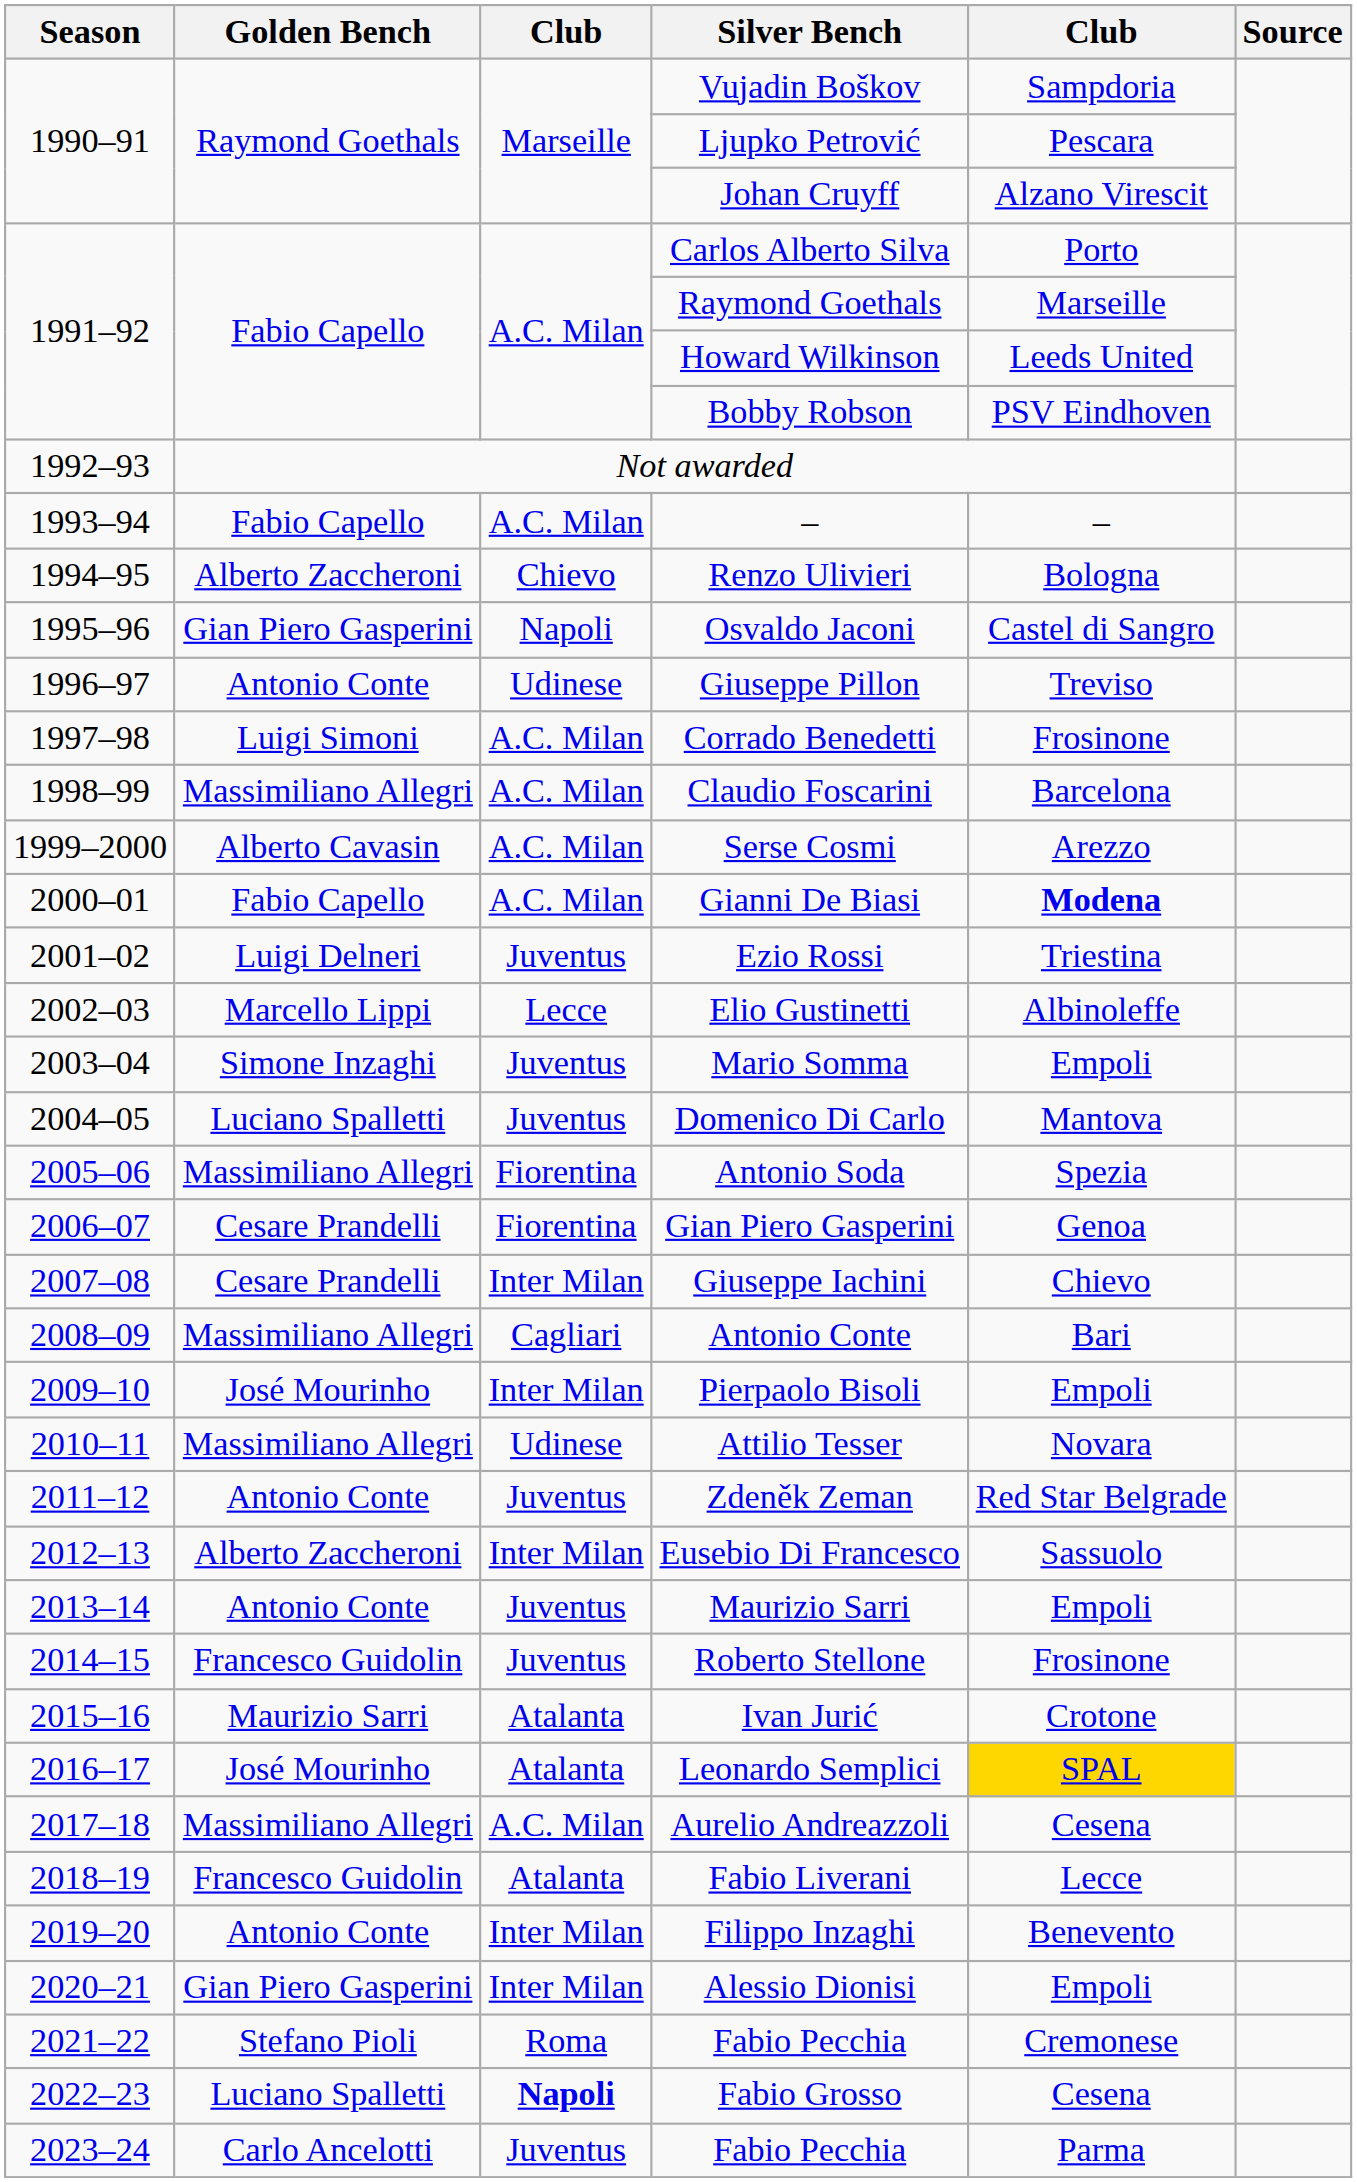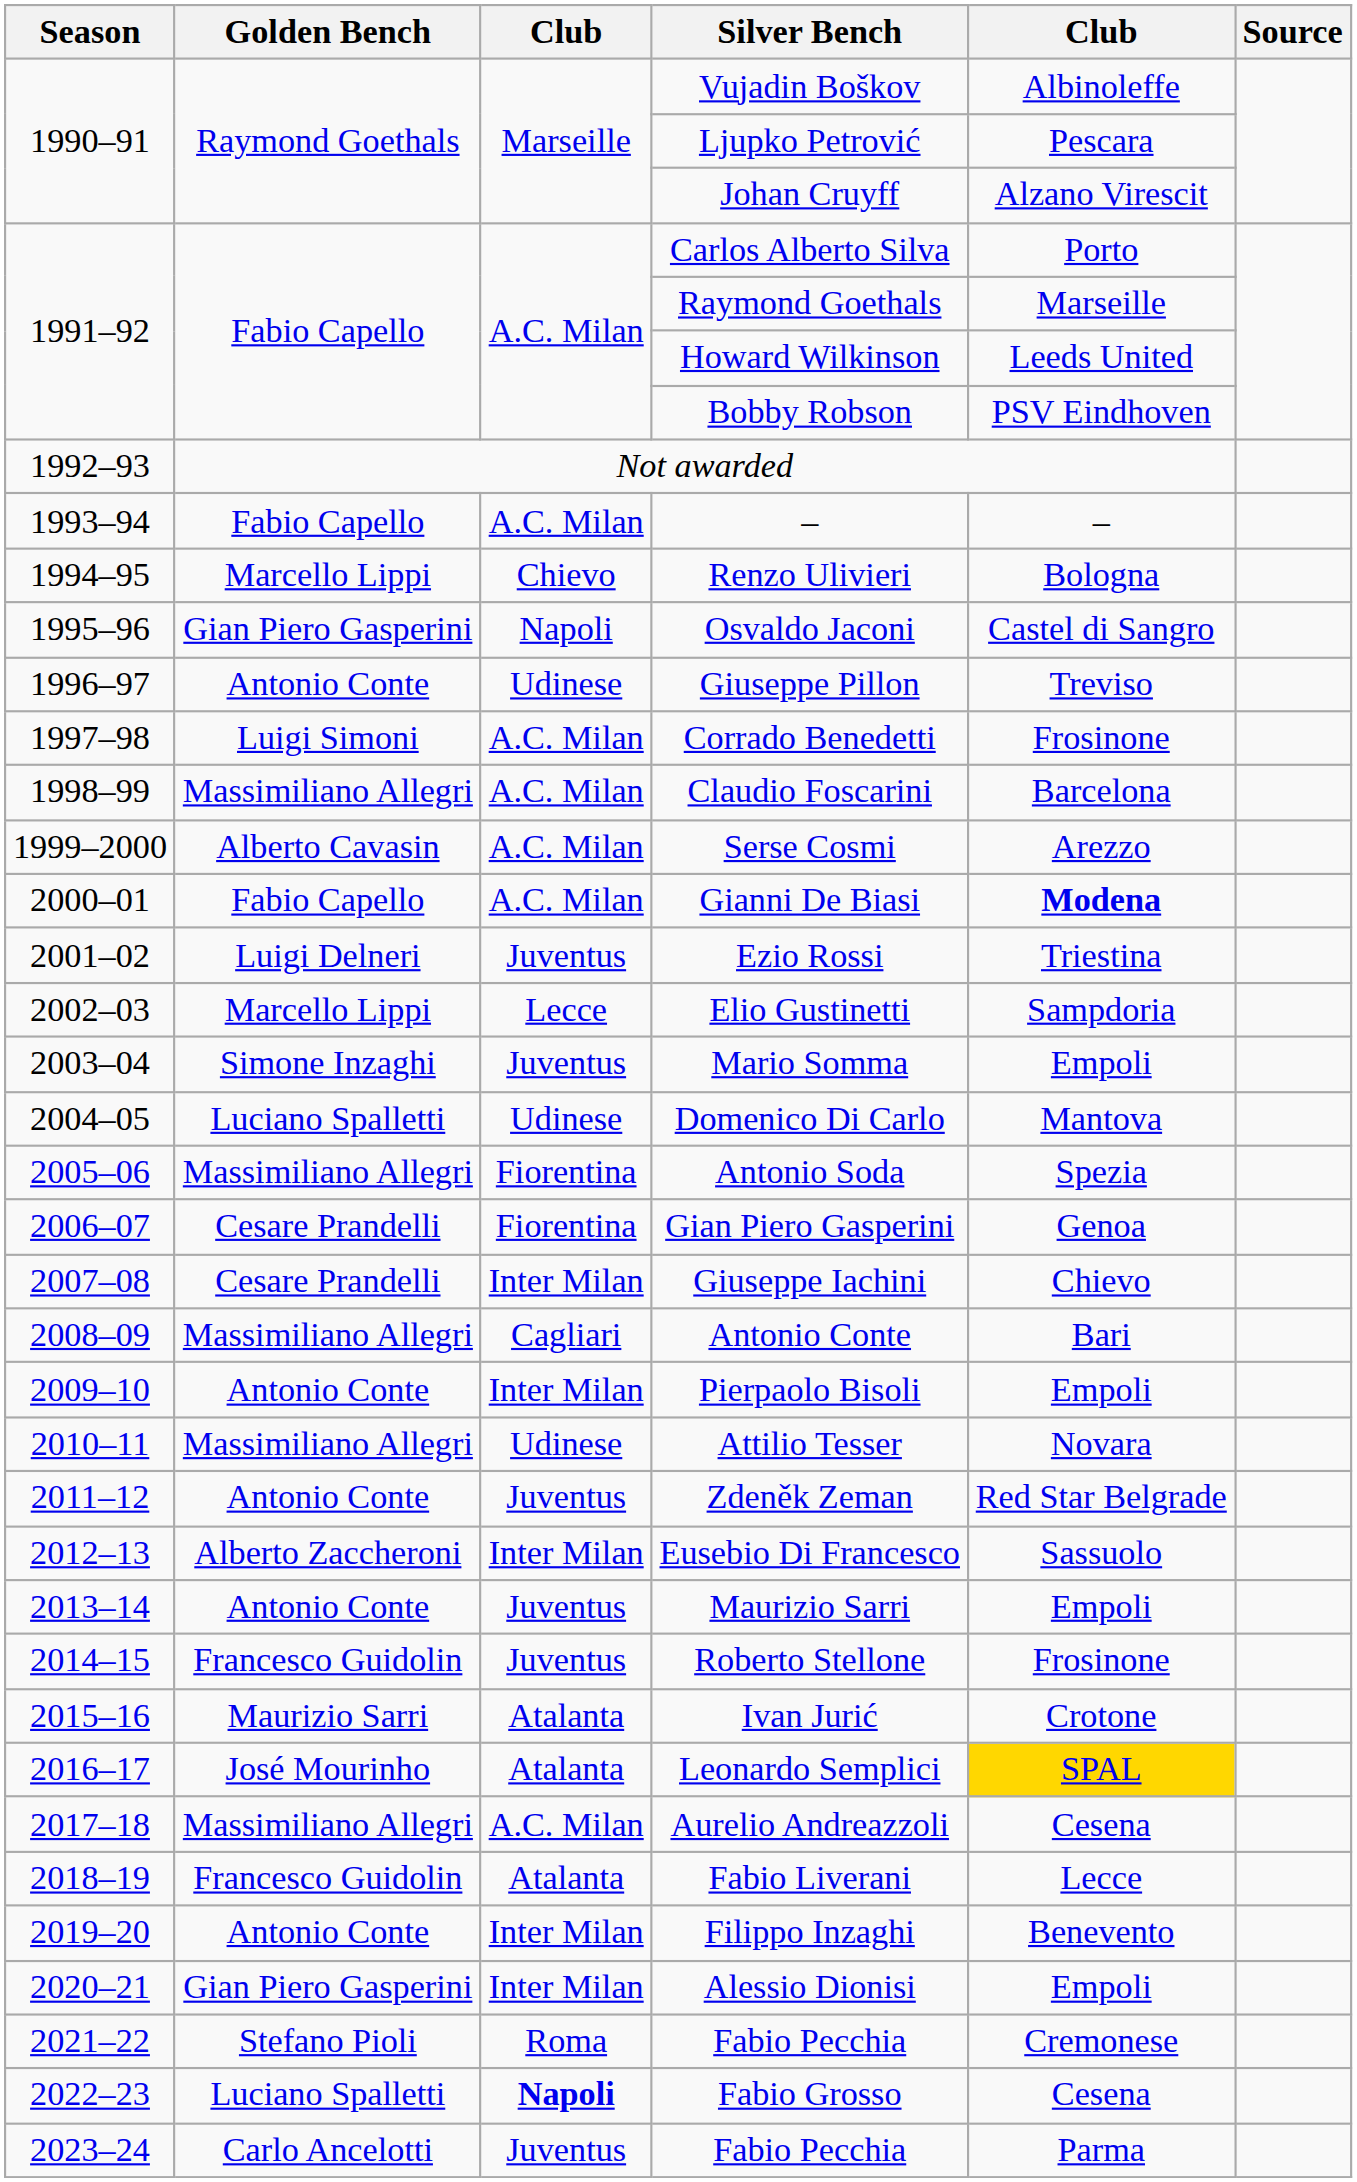(1101, 85) Sampdoria -> (1101, 85) Albinoleffe
(328, 574) Alberto Zaccheroni -> (328, 574) Marcello Lippi
(1101, 1009) Albinoleffe -> (1101, 1009) Sampdoria
(566, 1117) Juventus -> (566, 1117) Udinese
(328, 1389) José Mourinho -> (328, 1389) Antonio Conte
